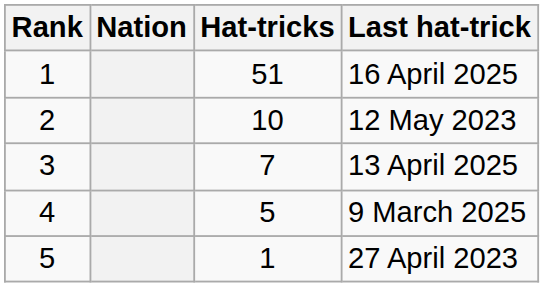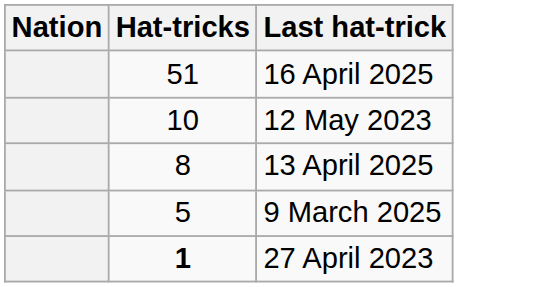- column: (47, 27)
(267, 166) 7 -> (183, 166) 8
(267, 258) normal -> (183, 258) bold
